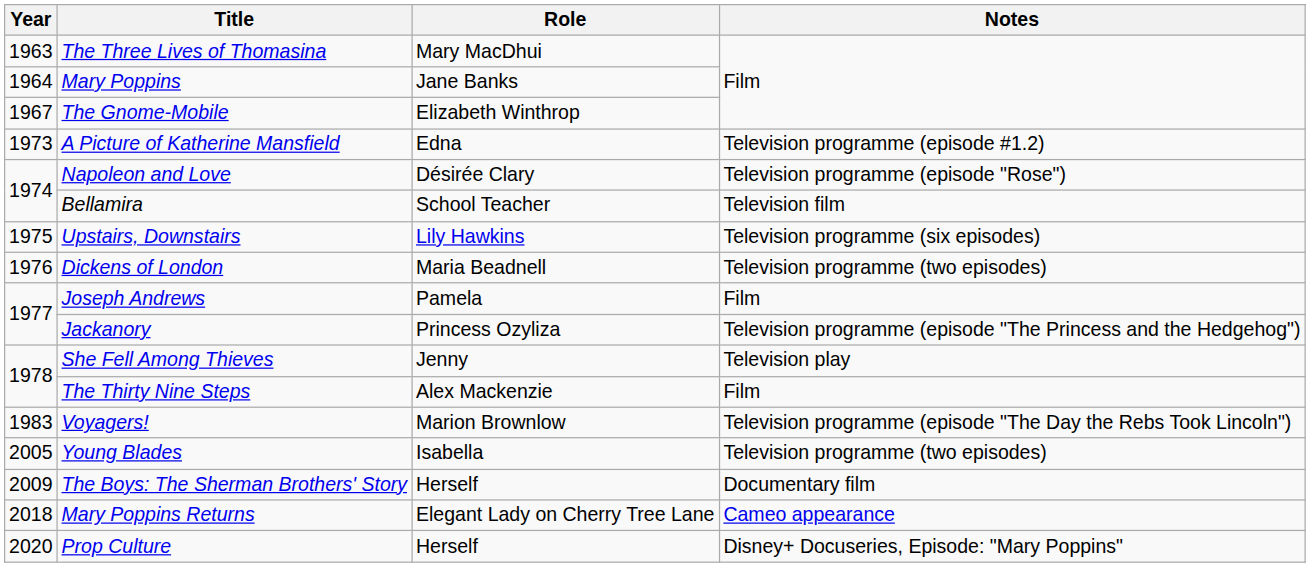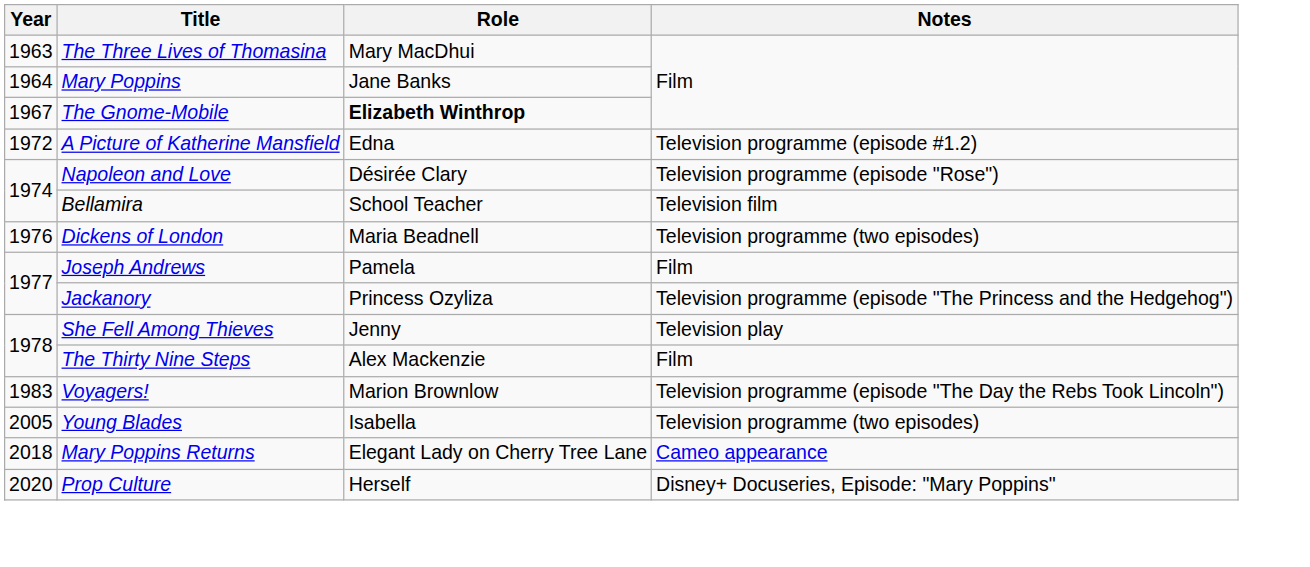(498, 112) normal -> (437, 112) bold
(31, 143) 1973 -> (31, 143) 1972
- row: (151, 236)
- row: (234, 484)
